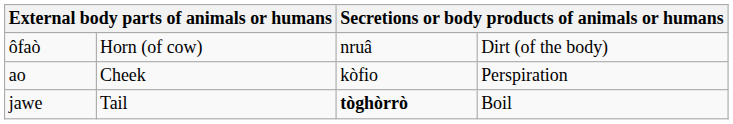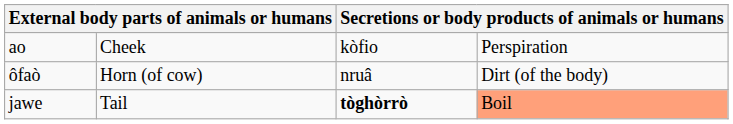rows swapped: (17, 75) <-> (25, 47)
(497, 103) no background -> (497, 103) lightsalmon background
